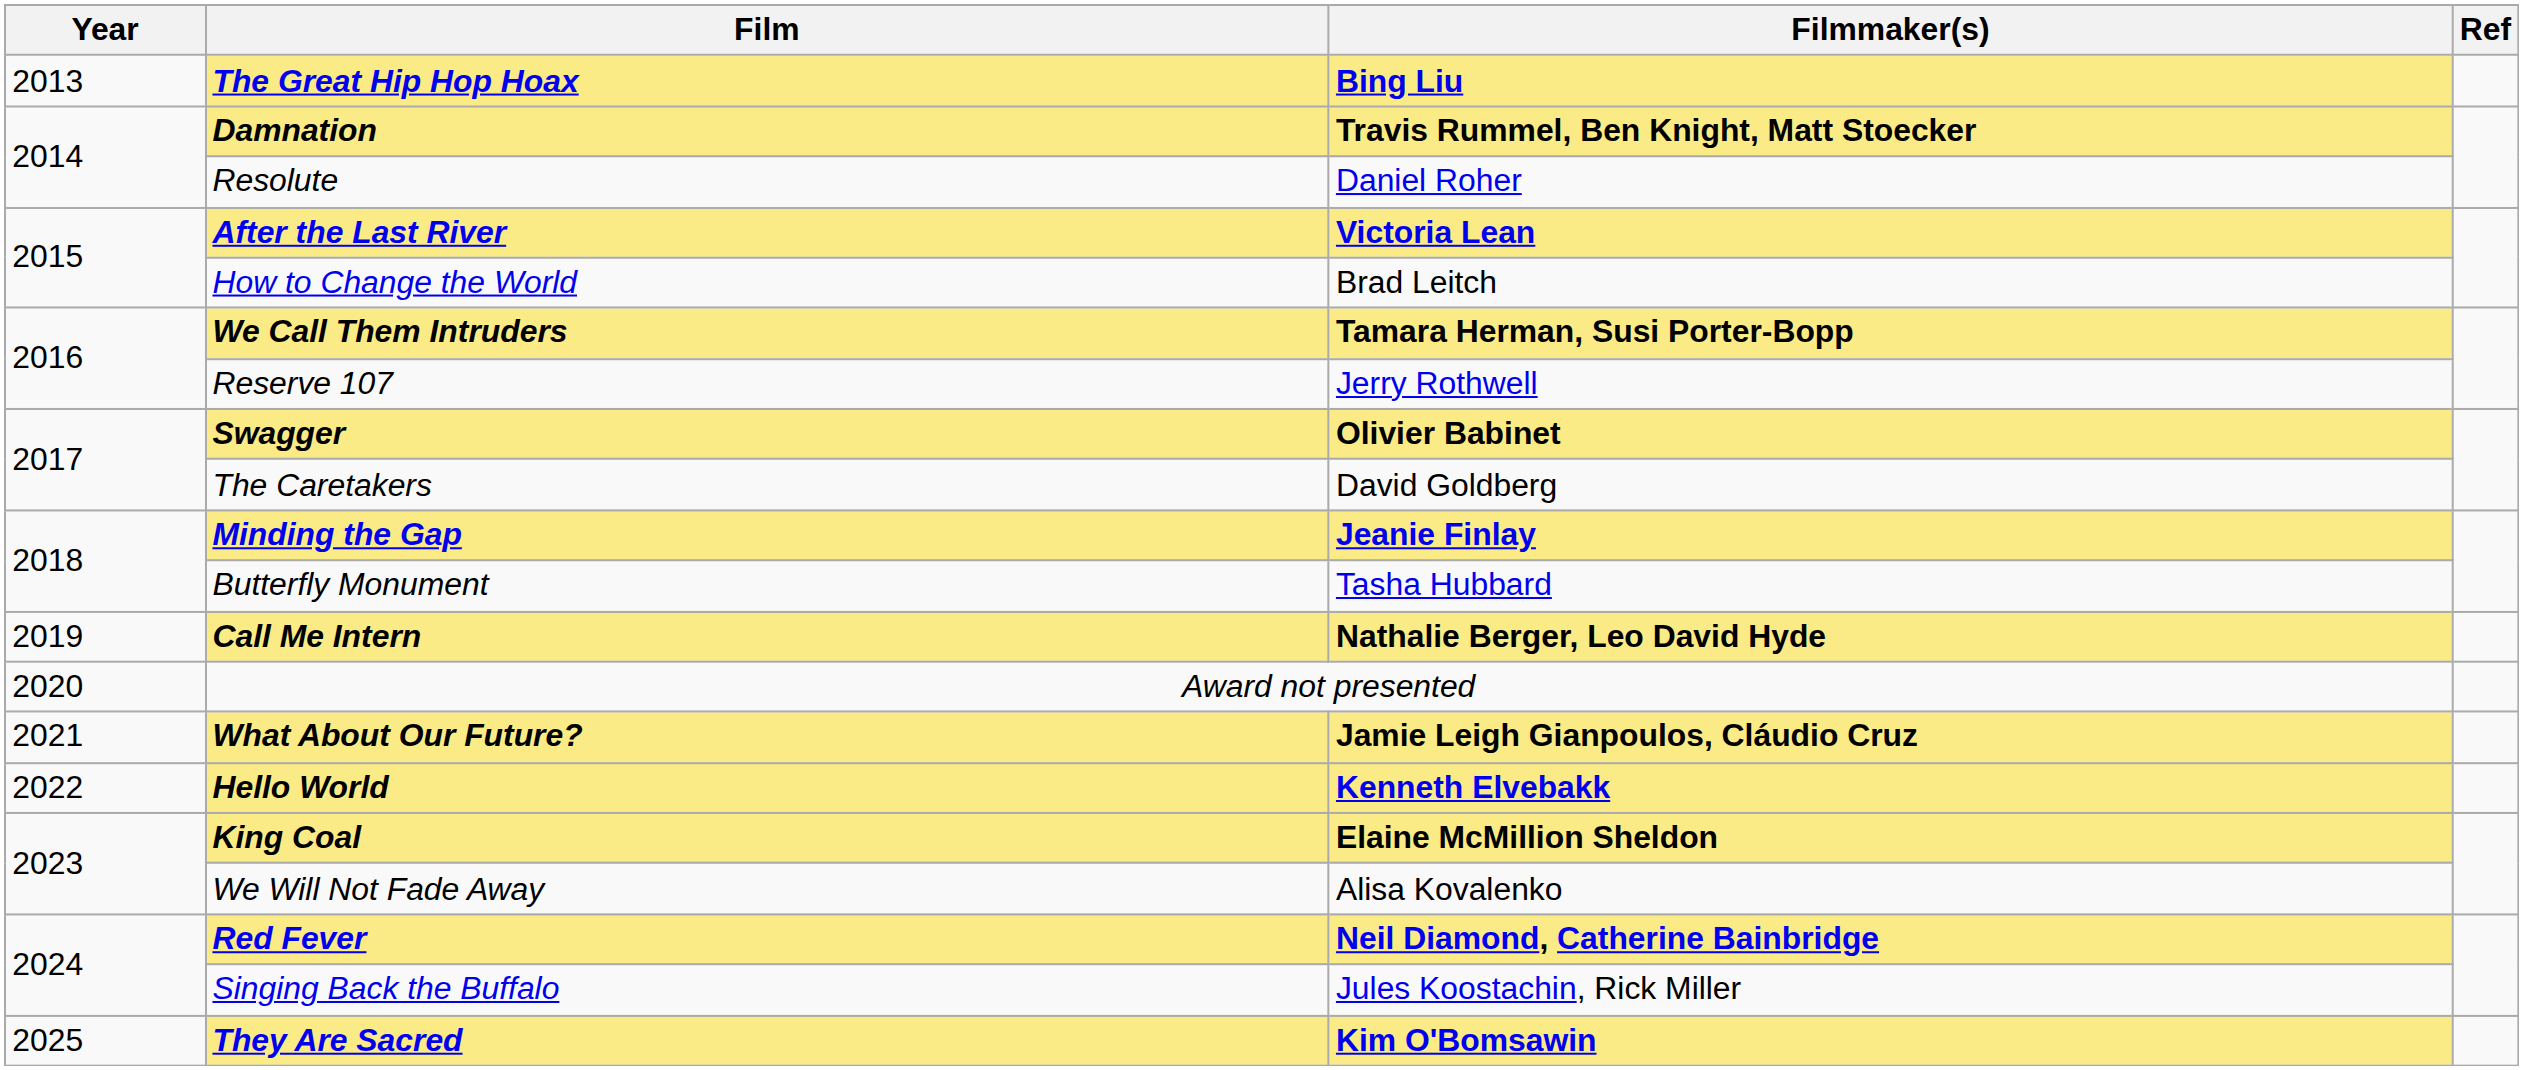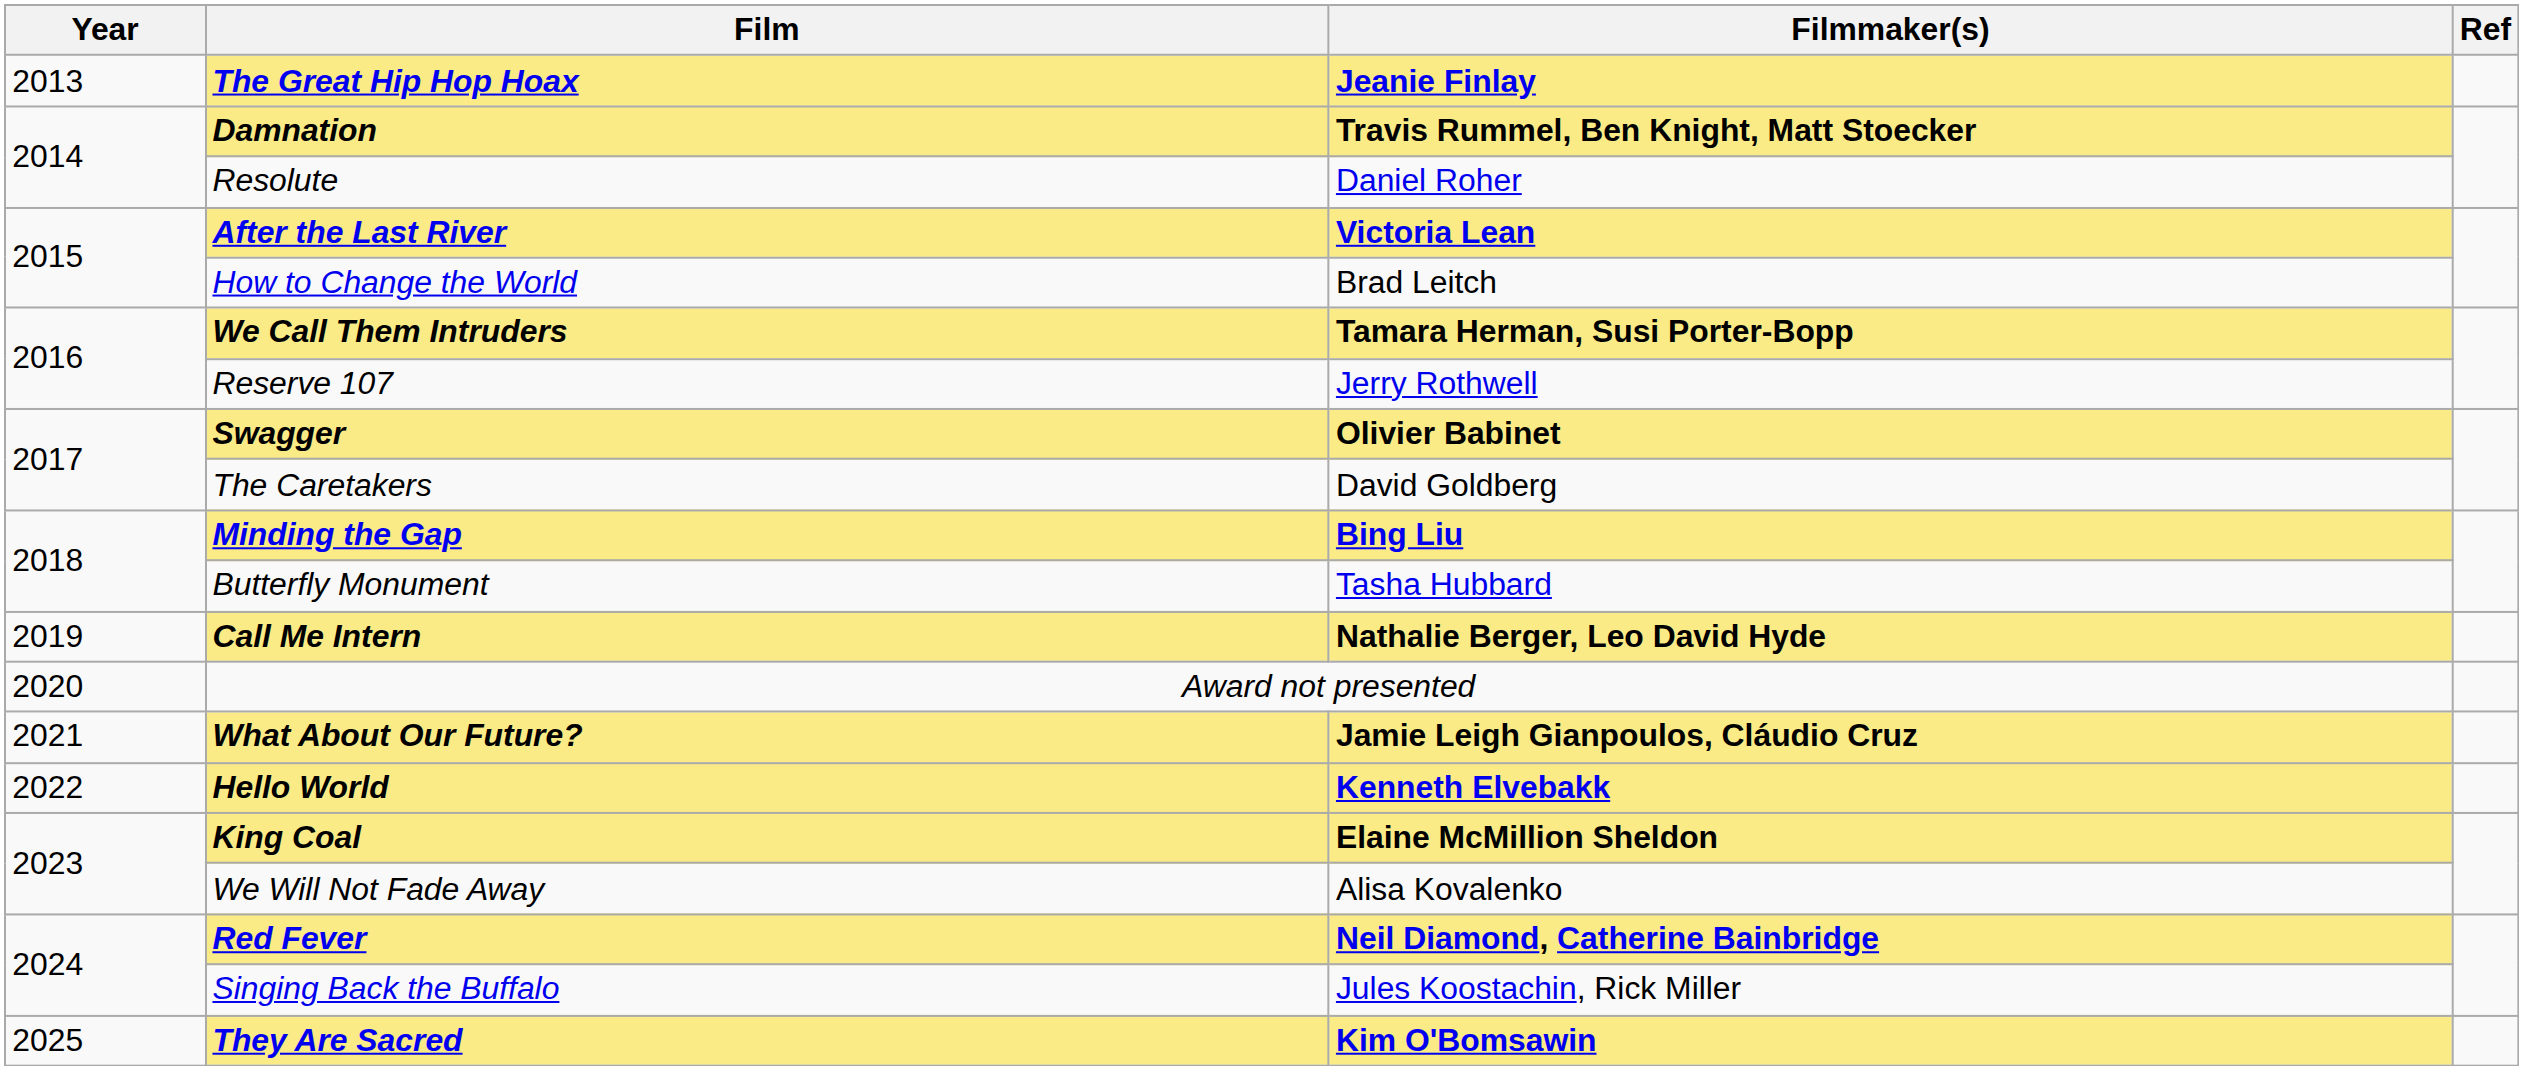(1400, 80) Bing Liu -> (1436, 80) Jeanie Finlay
(1436, 534) Jeanie Finlay -> (1400, 534) Bing Liu
